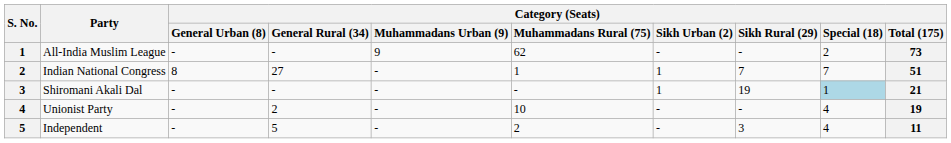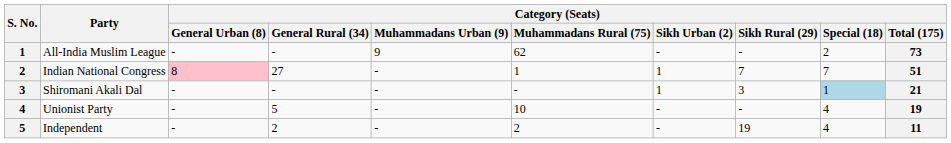(174, 71) no background -> (174, 71) pink background
(744, 90) 19 -> (741, 90) 3
(274, 109) 2 -> (274, 109) 5
(274, 128) 5 -> (274, 128) 2
(741, 128) 3 -> (744, 128) 19
